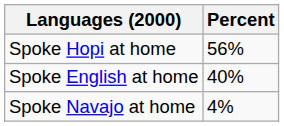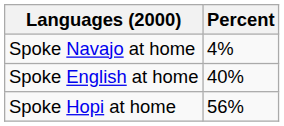rows swapped: (92, 49) <-> (102, 107)
